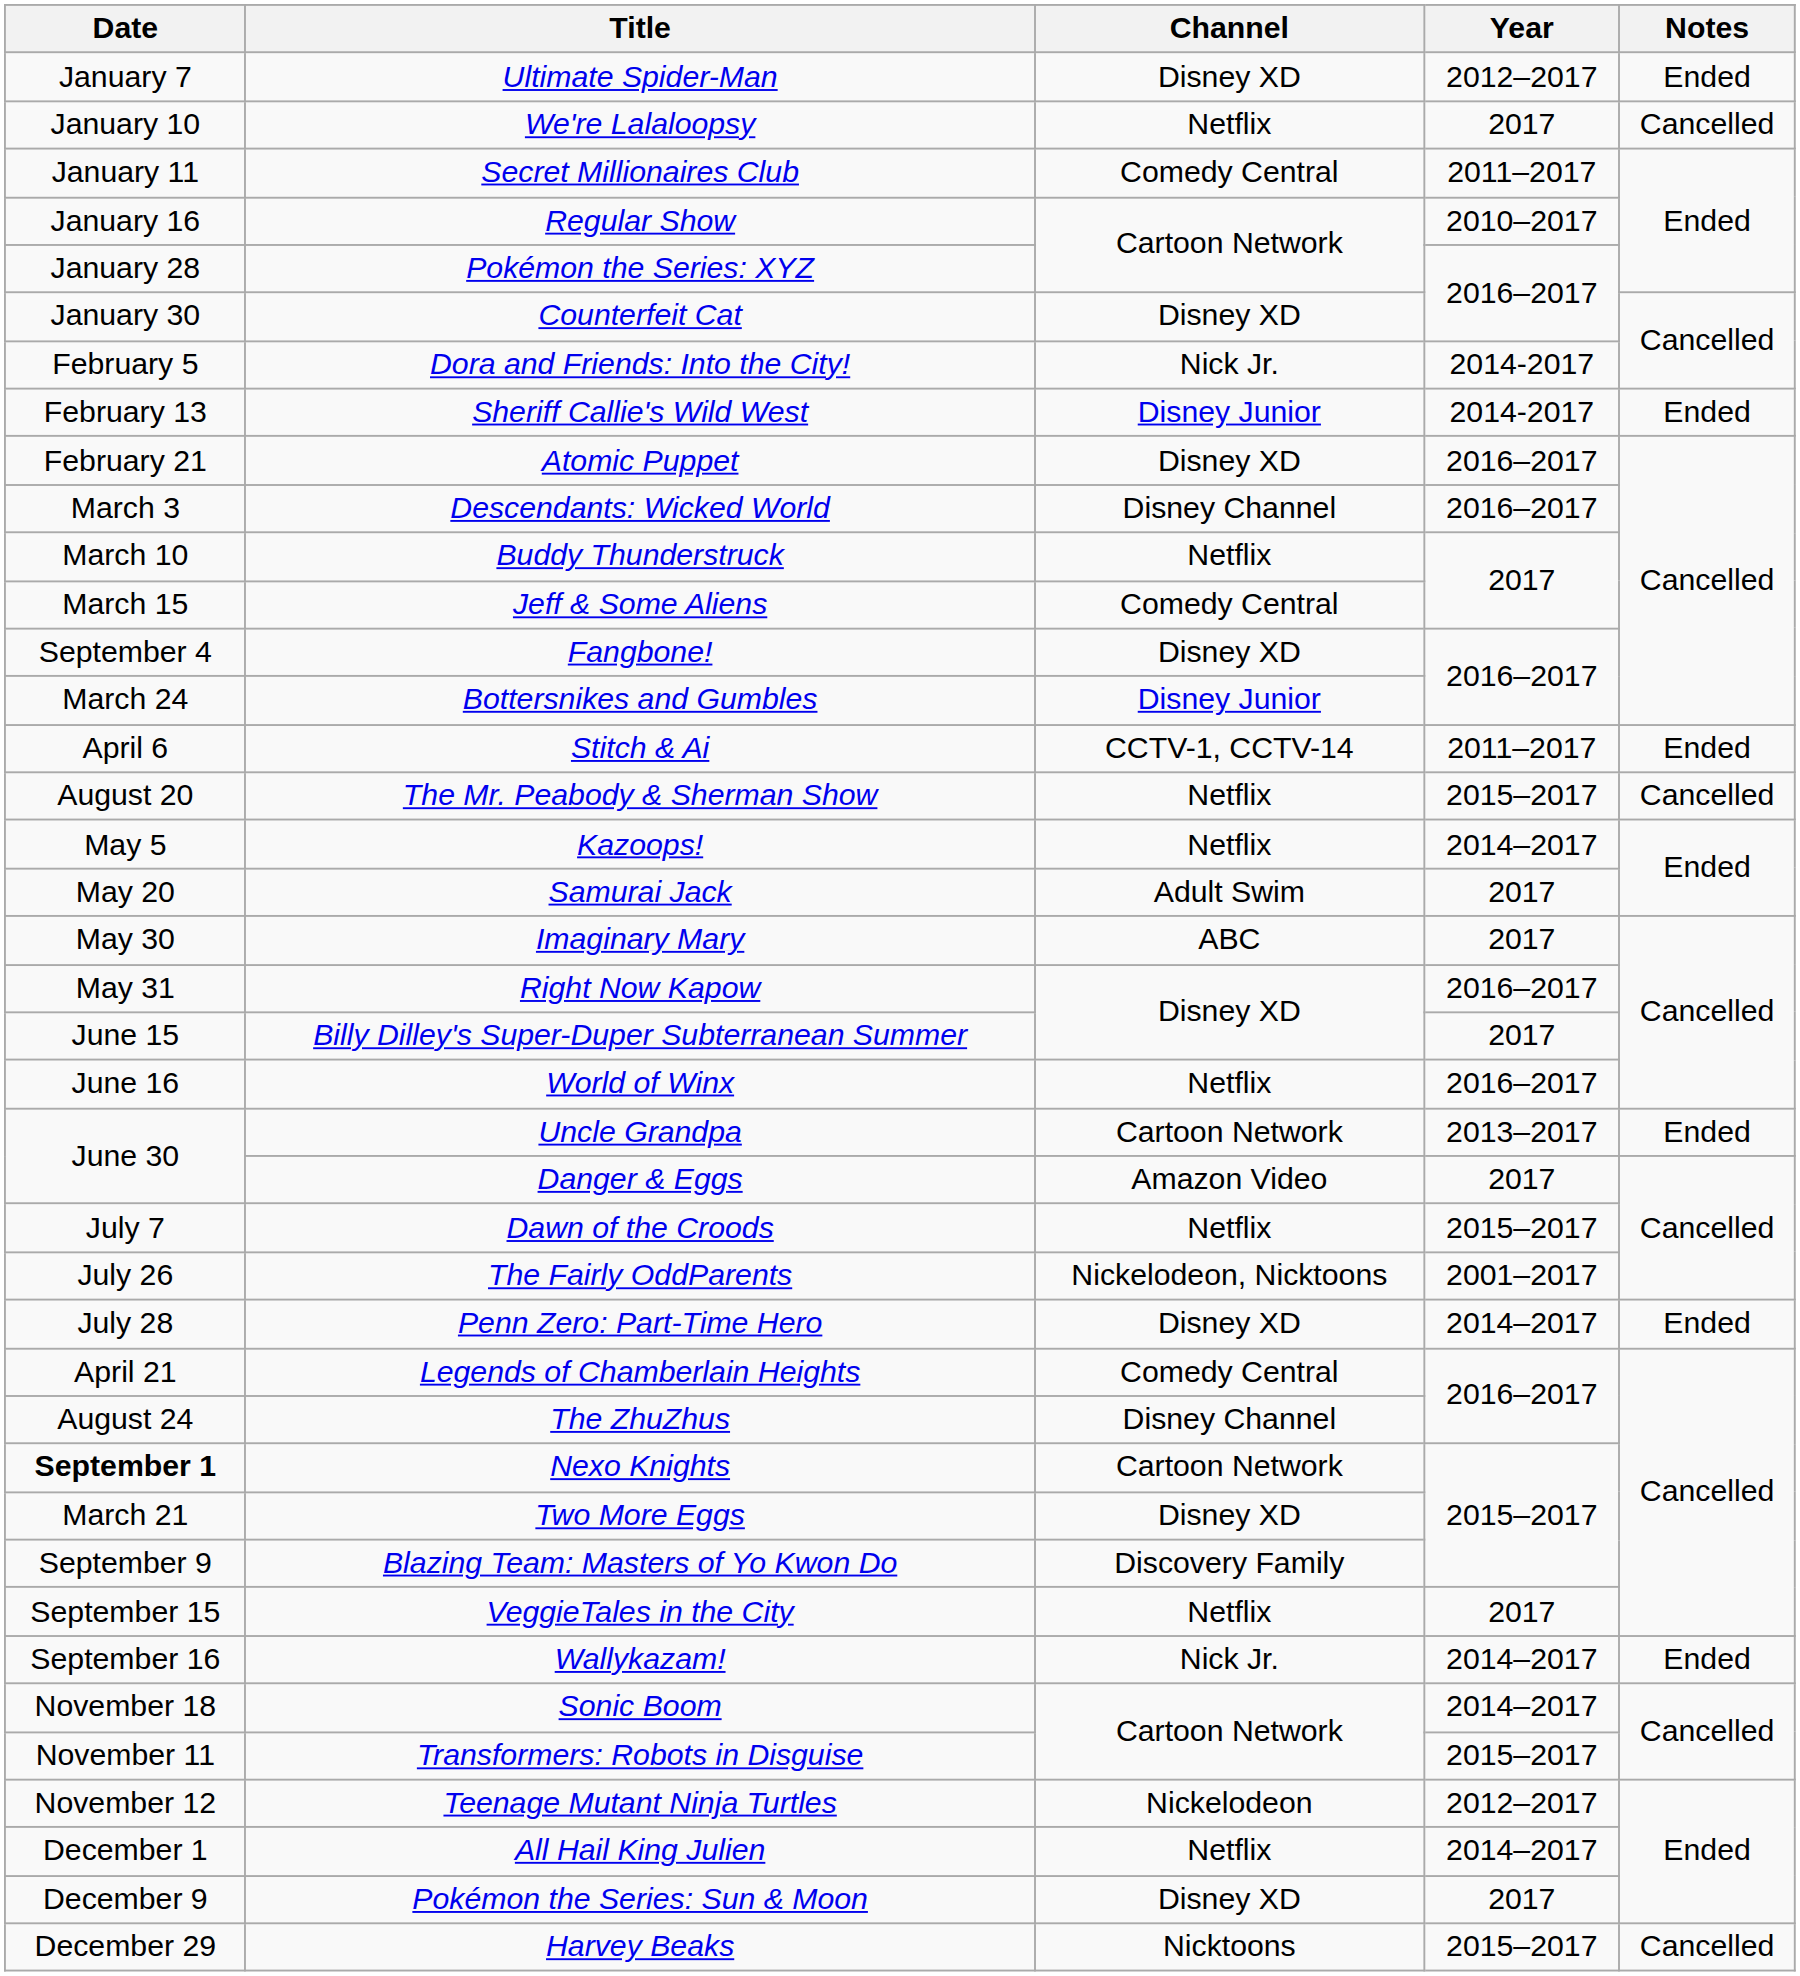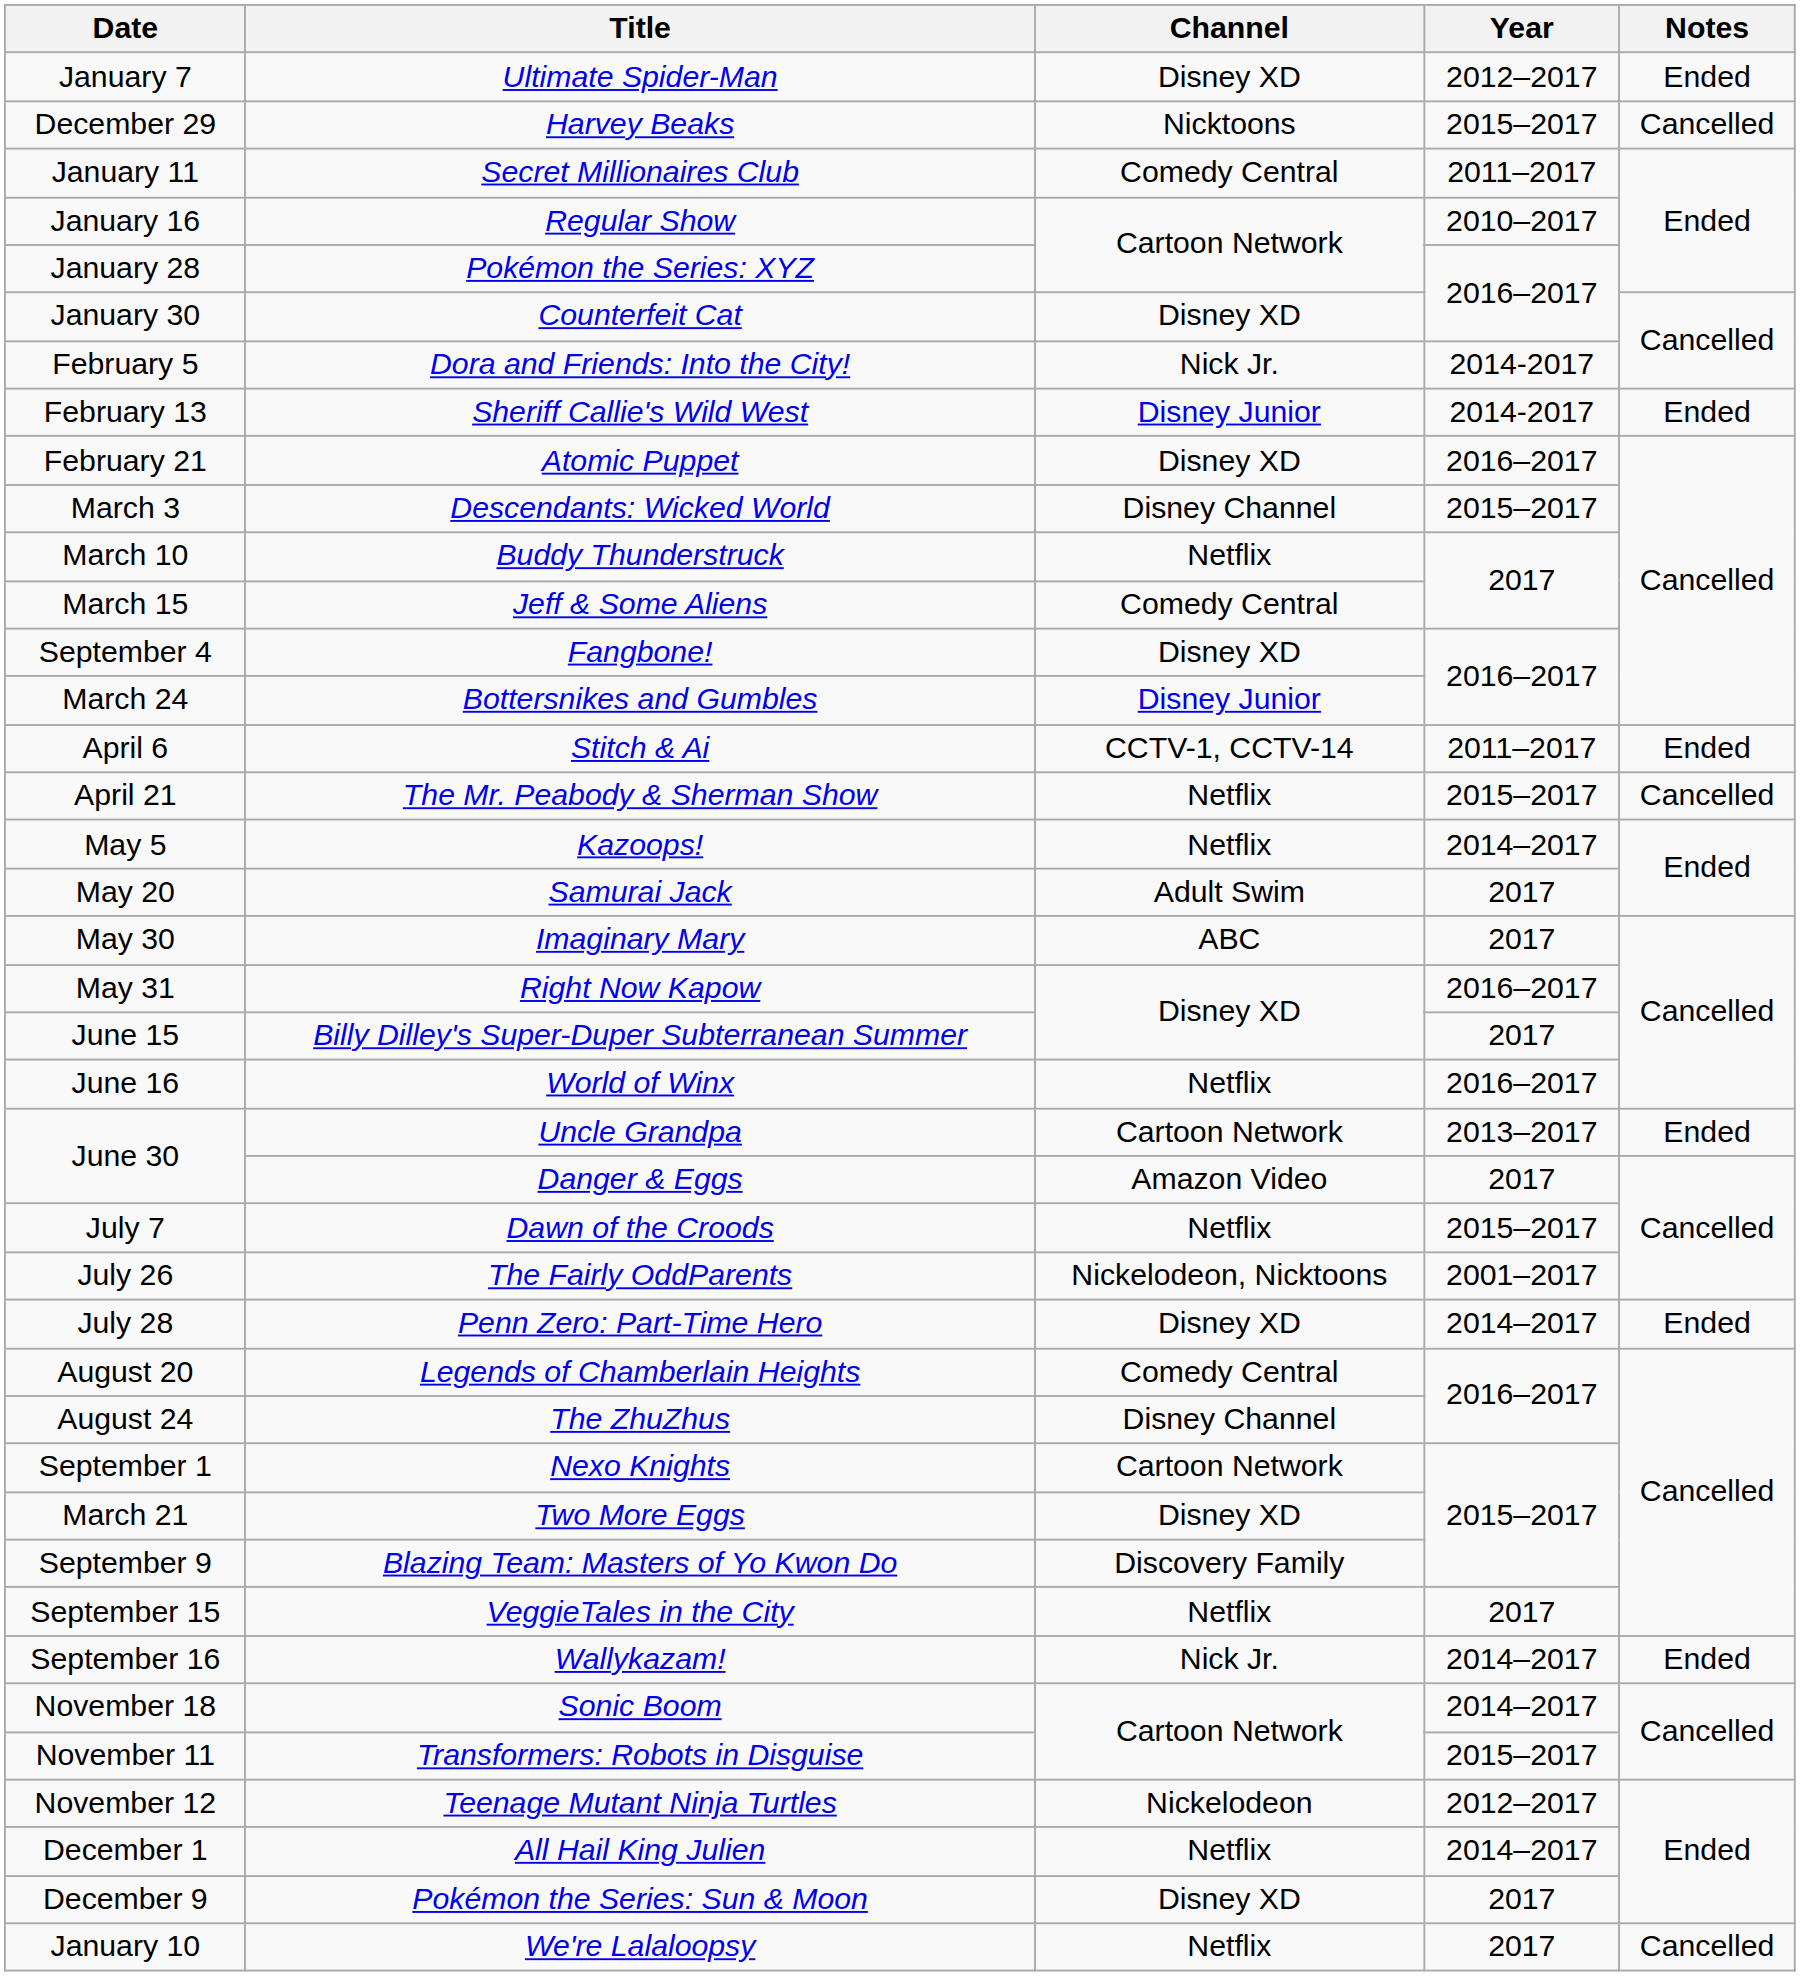rows swapped: (640, 124) <-> (640, 1946)
(1522, 508) 2016–2017 -> (1522, 508) 2015–2017
(125, 795) August 20 -> (125, 795) April 21
(125, 1371) April 21 -> (125, 1371) August 20
(125, 1467) bold -> (125, 1467) normal
